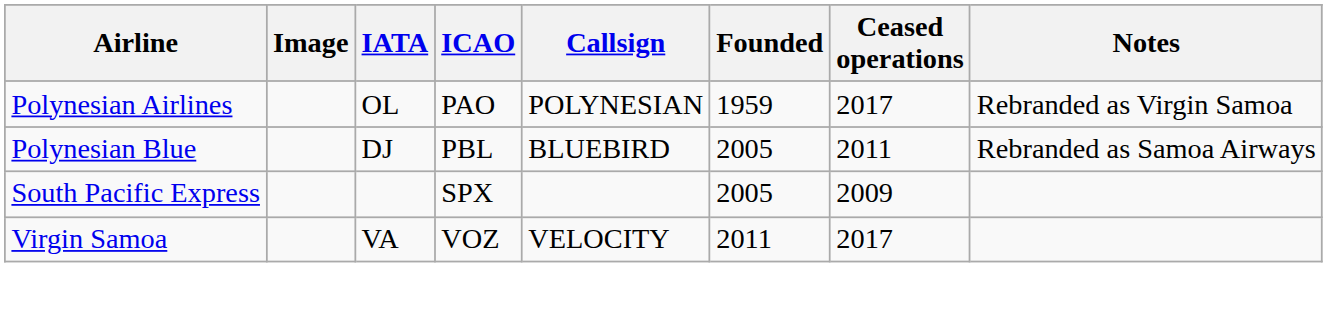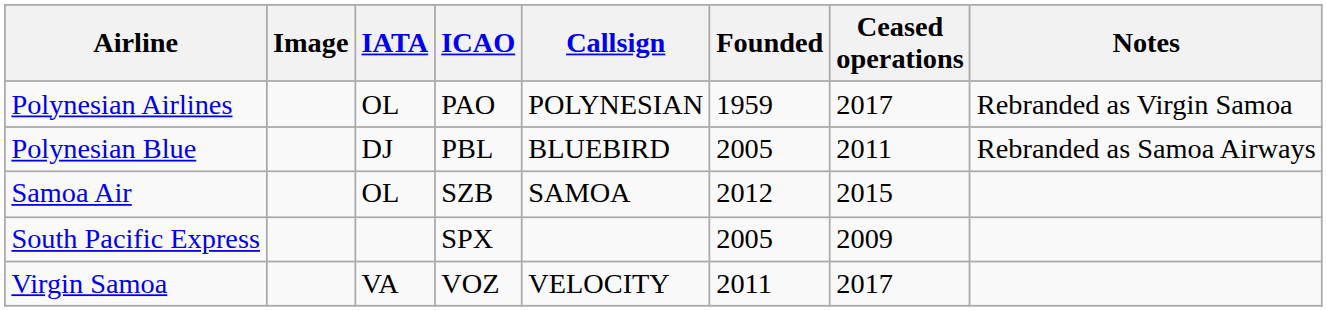+ row: (72, 193)
